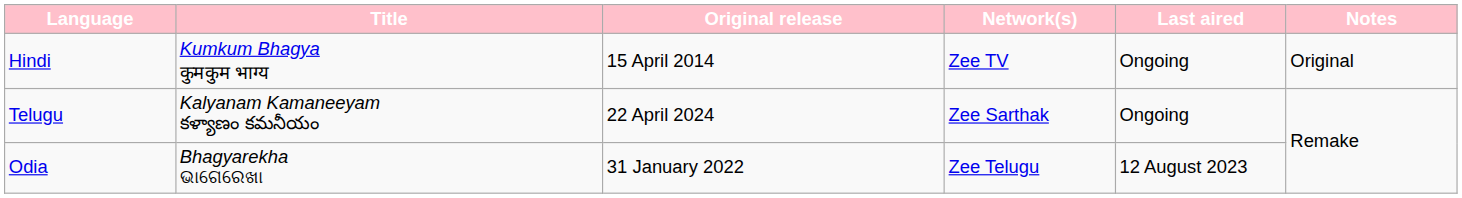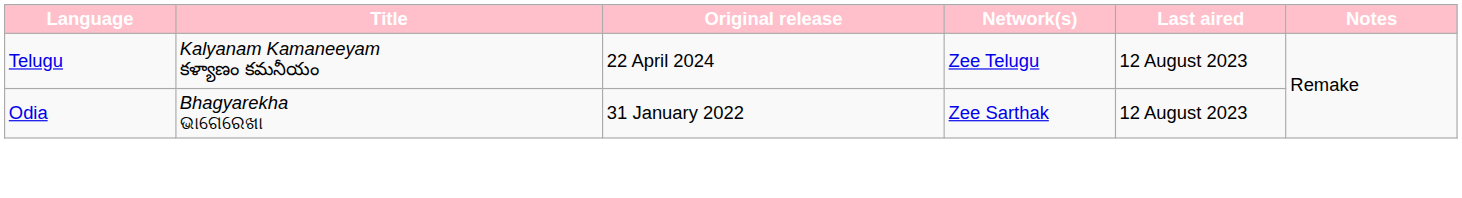- row: (30, 60)
(999, 115) Zee Sarthak -> (994, 60) Zee Telugu
(1154, 115) Ongoing -> (1183, 60) 12 August 2023
(994, 167) Zee Telugu -> (999, 113) Zee Sarthak
